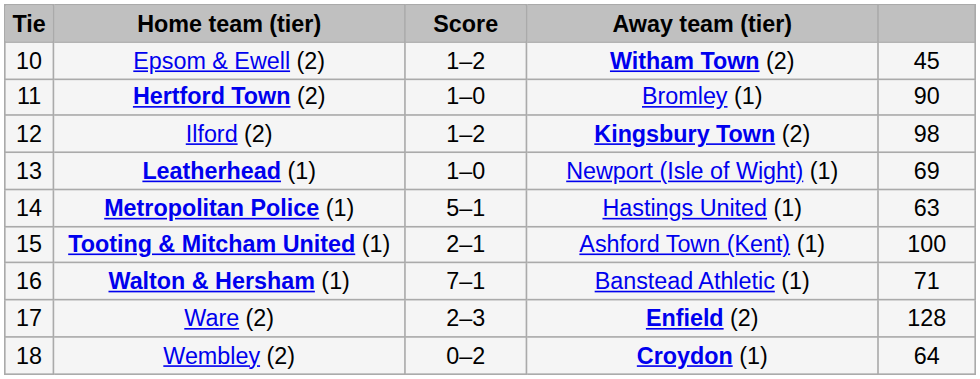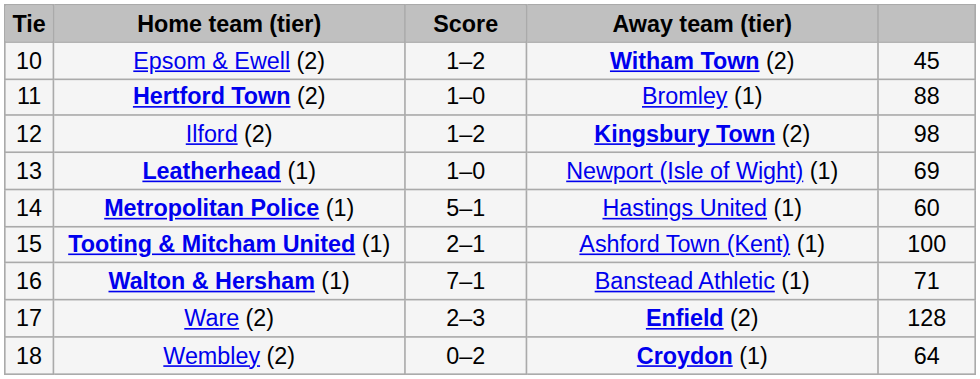(927, 97) 90 -> (927, 97) 88
(927, 208) 63 -> (927, 208) 60
